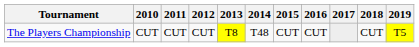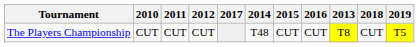columns swapped: (231, 14) <-> (344, 14)
